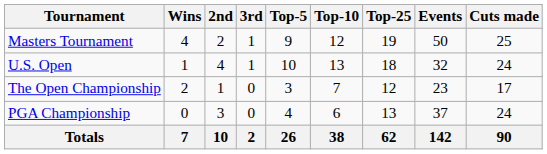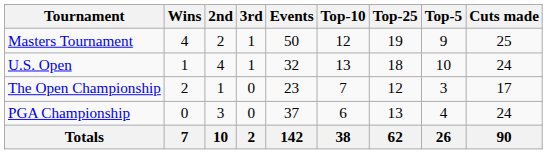columns swapped: (288, 16) <-> (440, 16)
